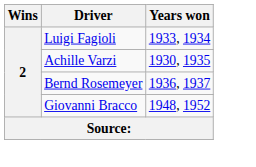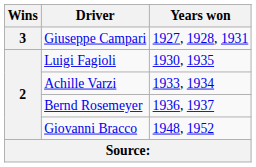+ row: (95, 38)
(180, 38) 1933, 1934 -> (183, 61) 1930, 1935
(180, 61) 1930, 1935 -> (183, 83) 1933, 1934
